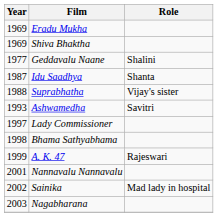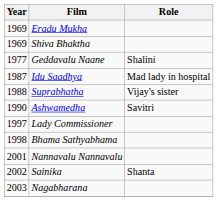(141, 76) Shanta -> (169, 76) Mad lady in hospital
(17, 108) 1993 -> (17, 108) 1990
- row: (48, 156)
(169, 188) Mad lady in hospital -> (141, 172) Shanta
